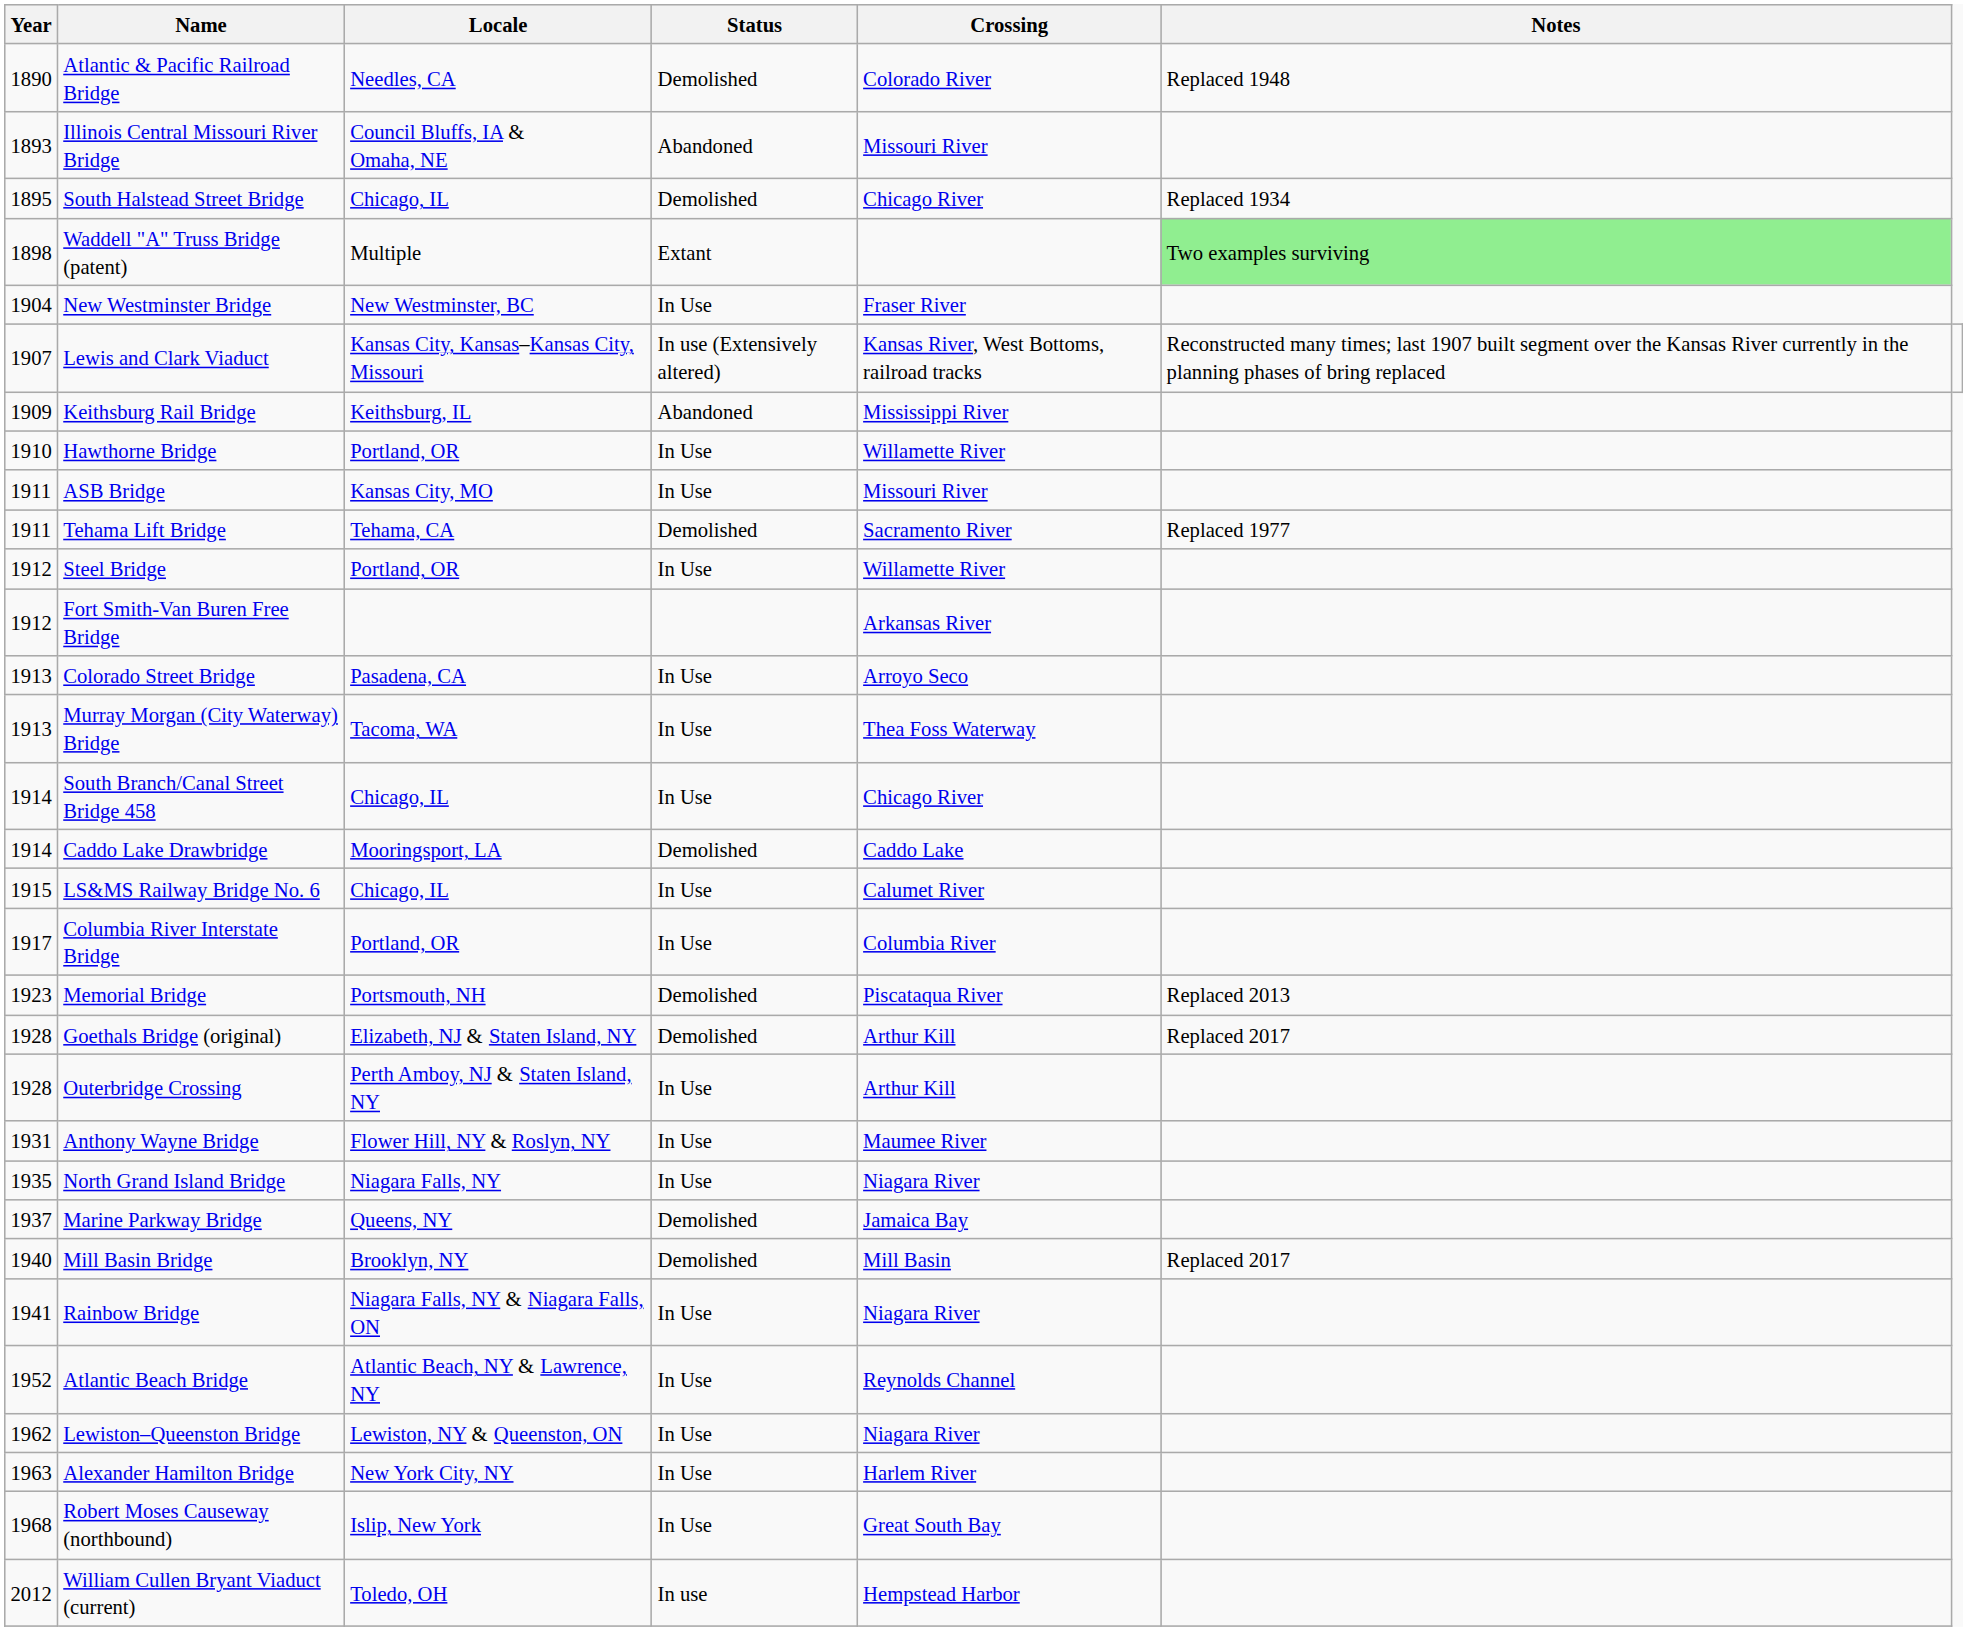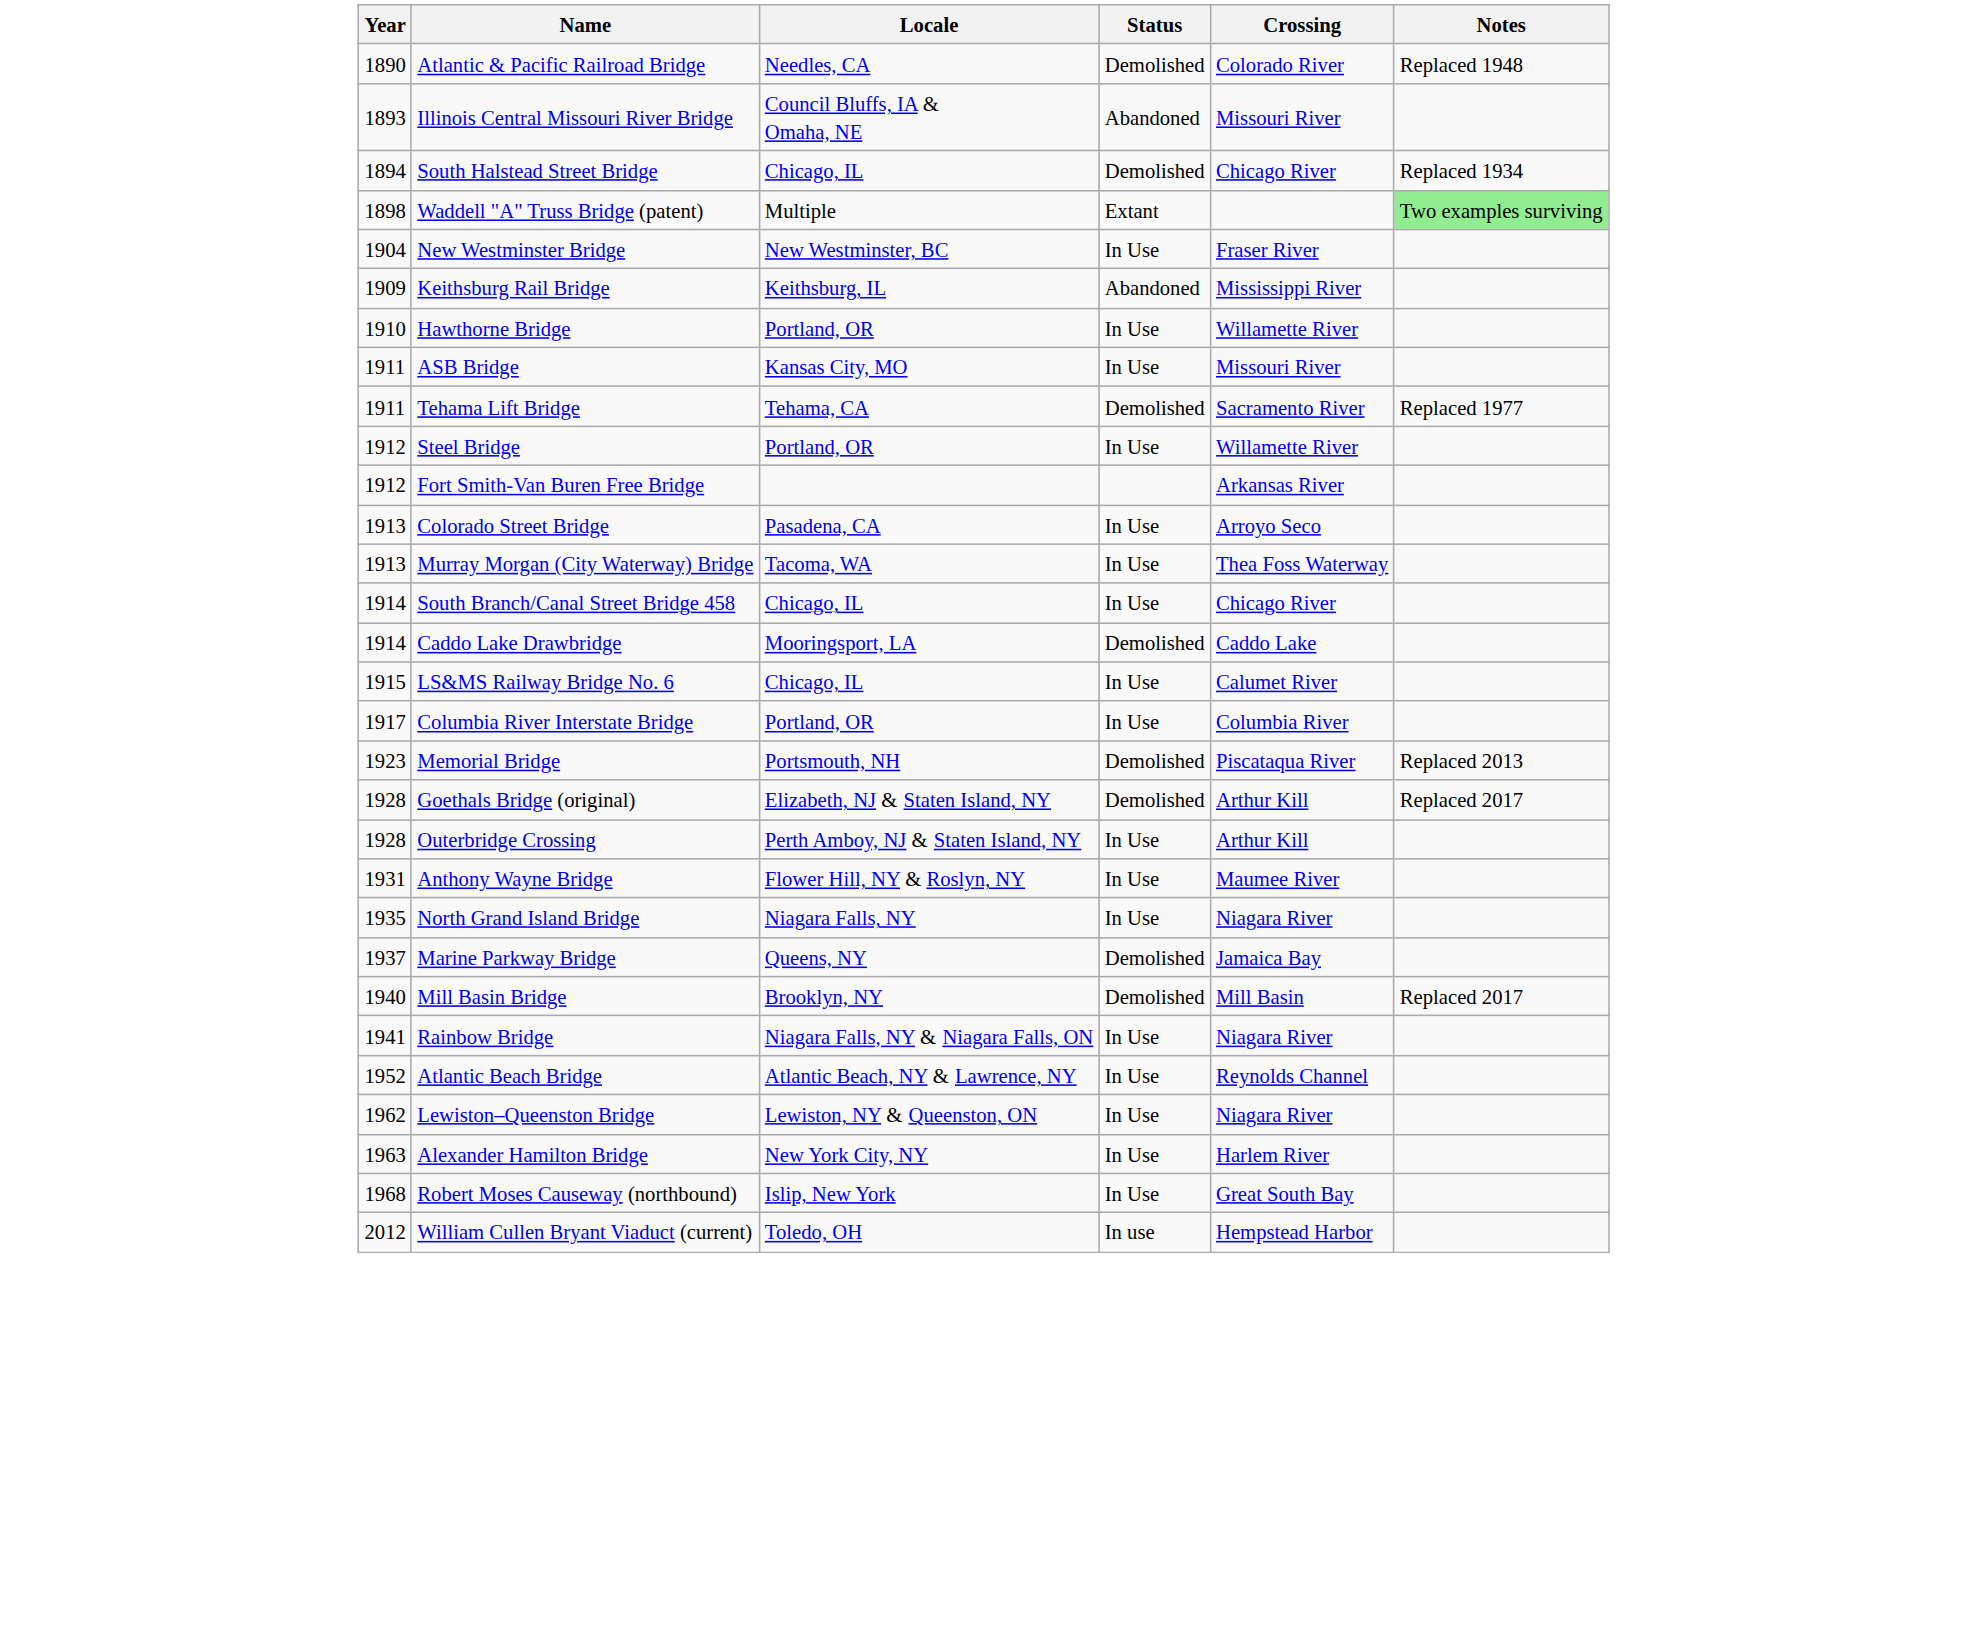(31, 199) 1895 -> (385, 171) 1894
- row: (166, 359)
